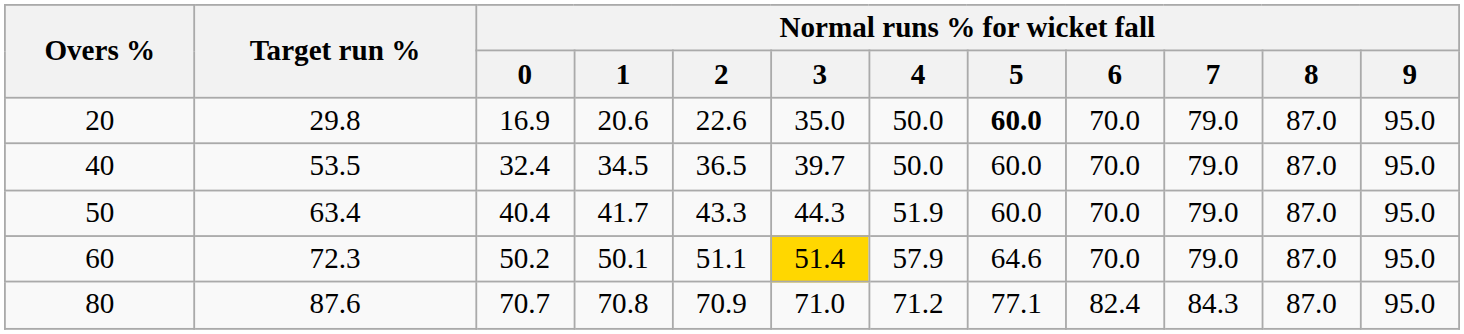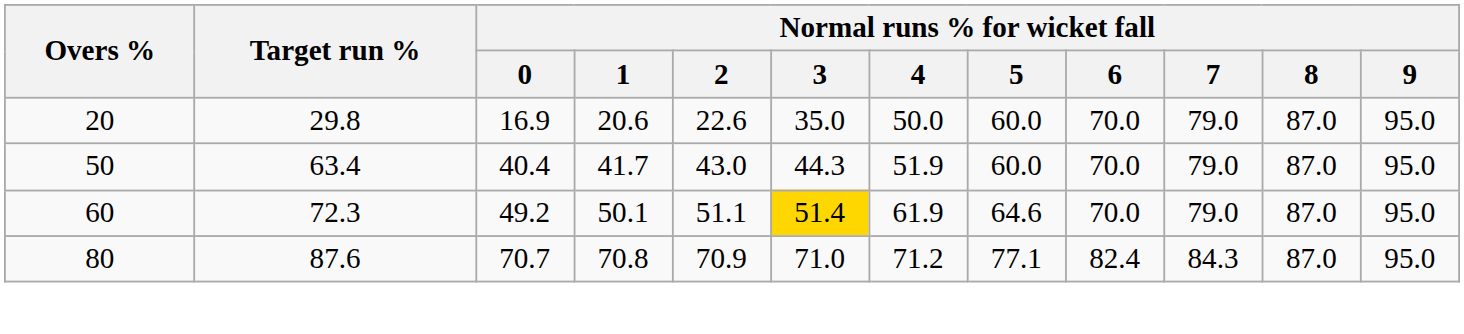(1016, 119) bold -> (1016, 119) normal
- row: (100, 166)
(721, 212) 43.3 -> (721, 166) 43.0
(525, 258) 50.2 -> (525, 212) 49.2
(918, 258) 57.9 -> (918, 212) 61.9
